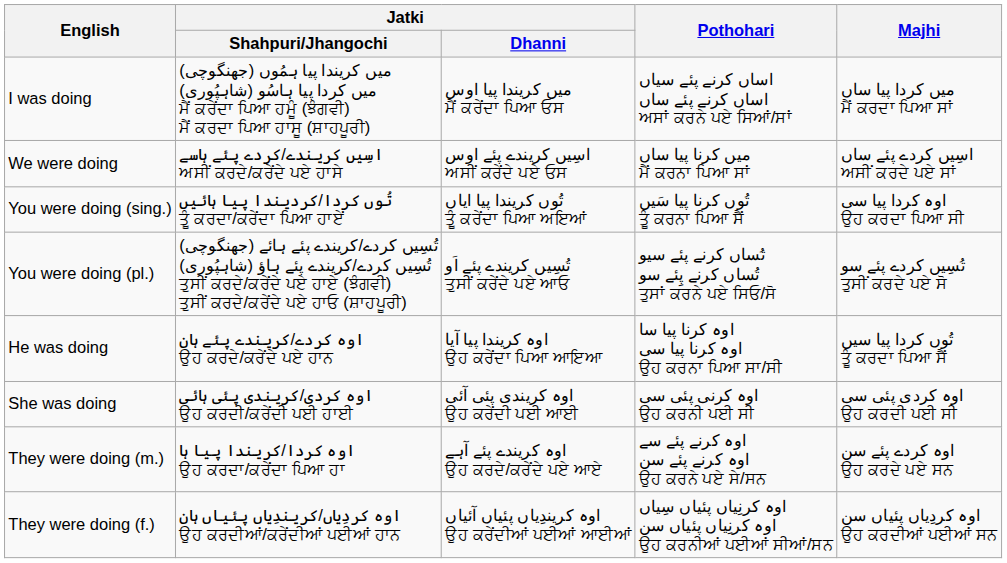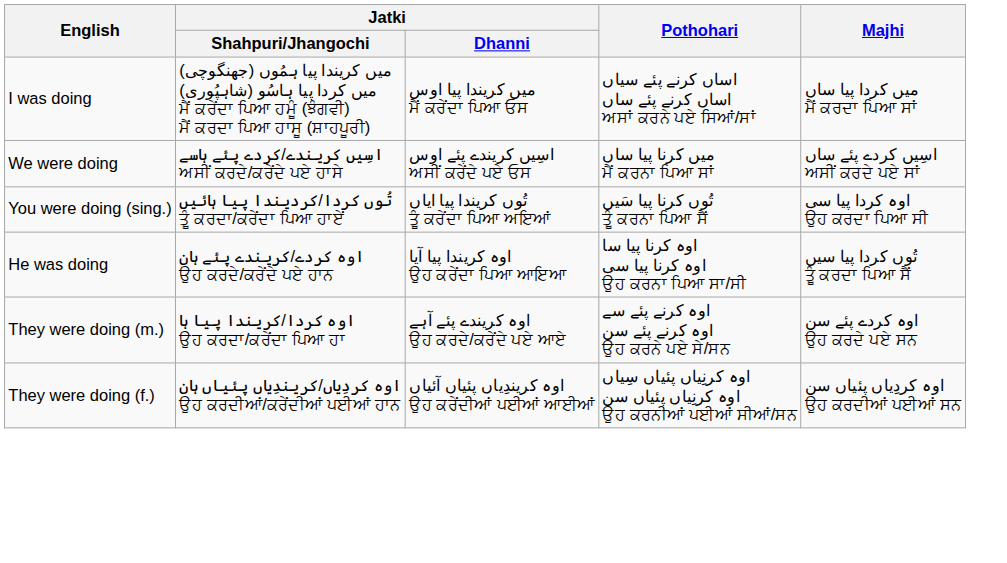- row: (81, 273)
- row: (62, 403)
